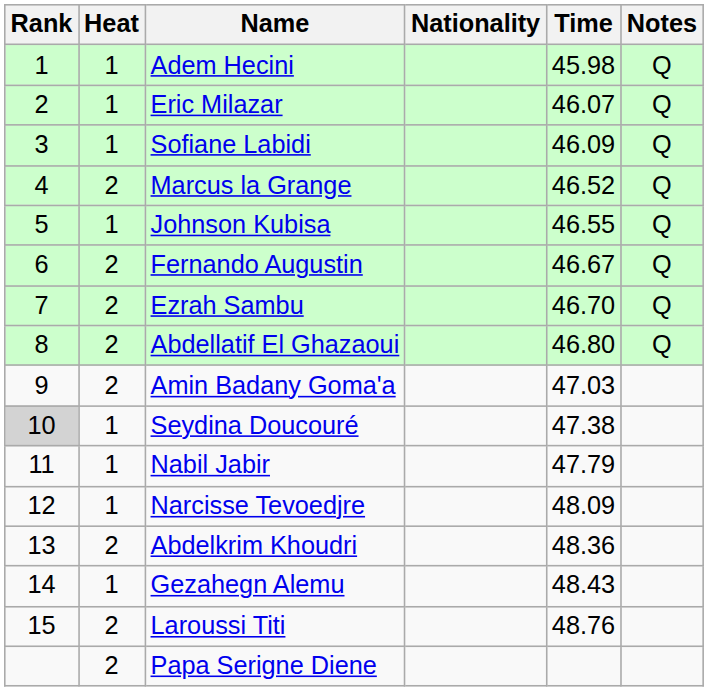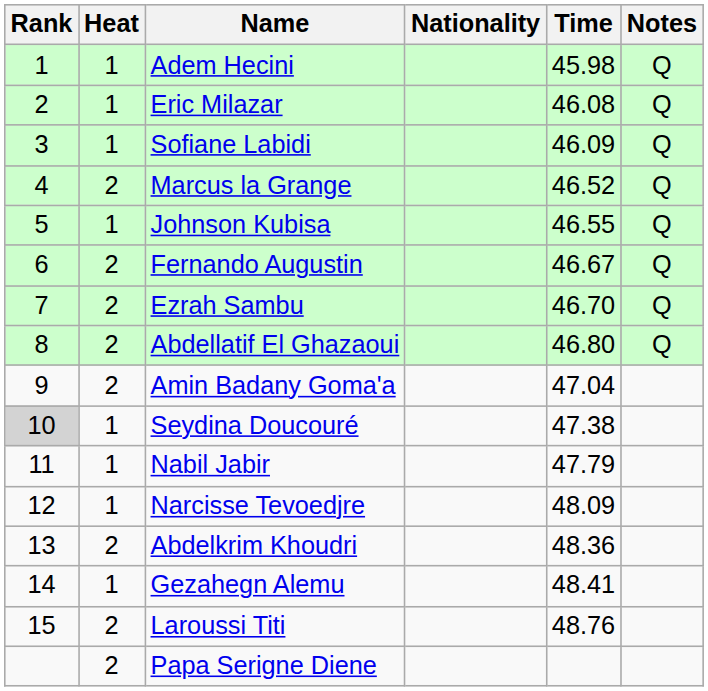(583, 104) 46.07 -> (583, 104) 46.08
(583, 385) 47.03 -> (583, 385) 47.04
(583, 585) 48.43 -> (583, 585) 48.41
